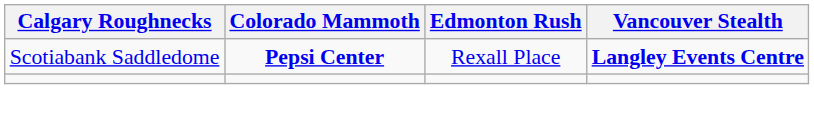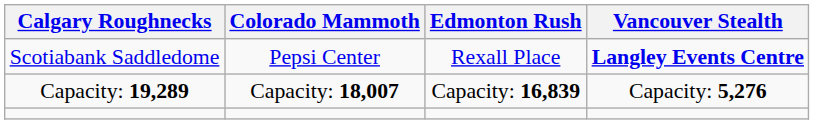(325, 56) bold -> (325, 56) normal
+ row: (115, 90)
